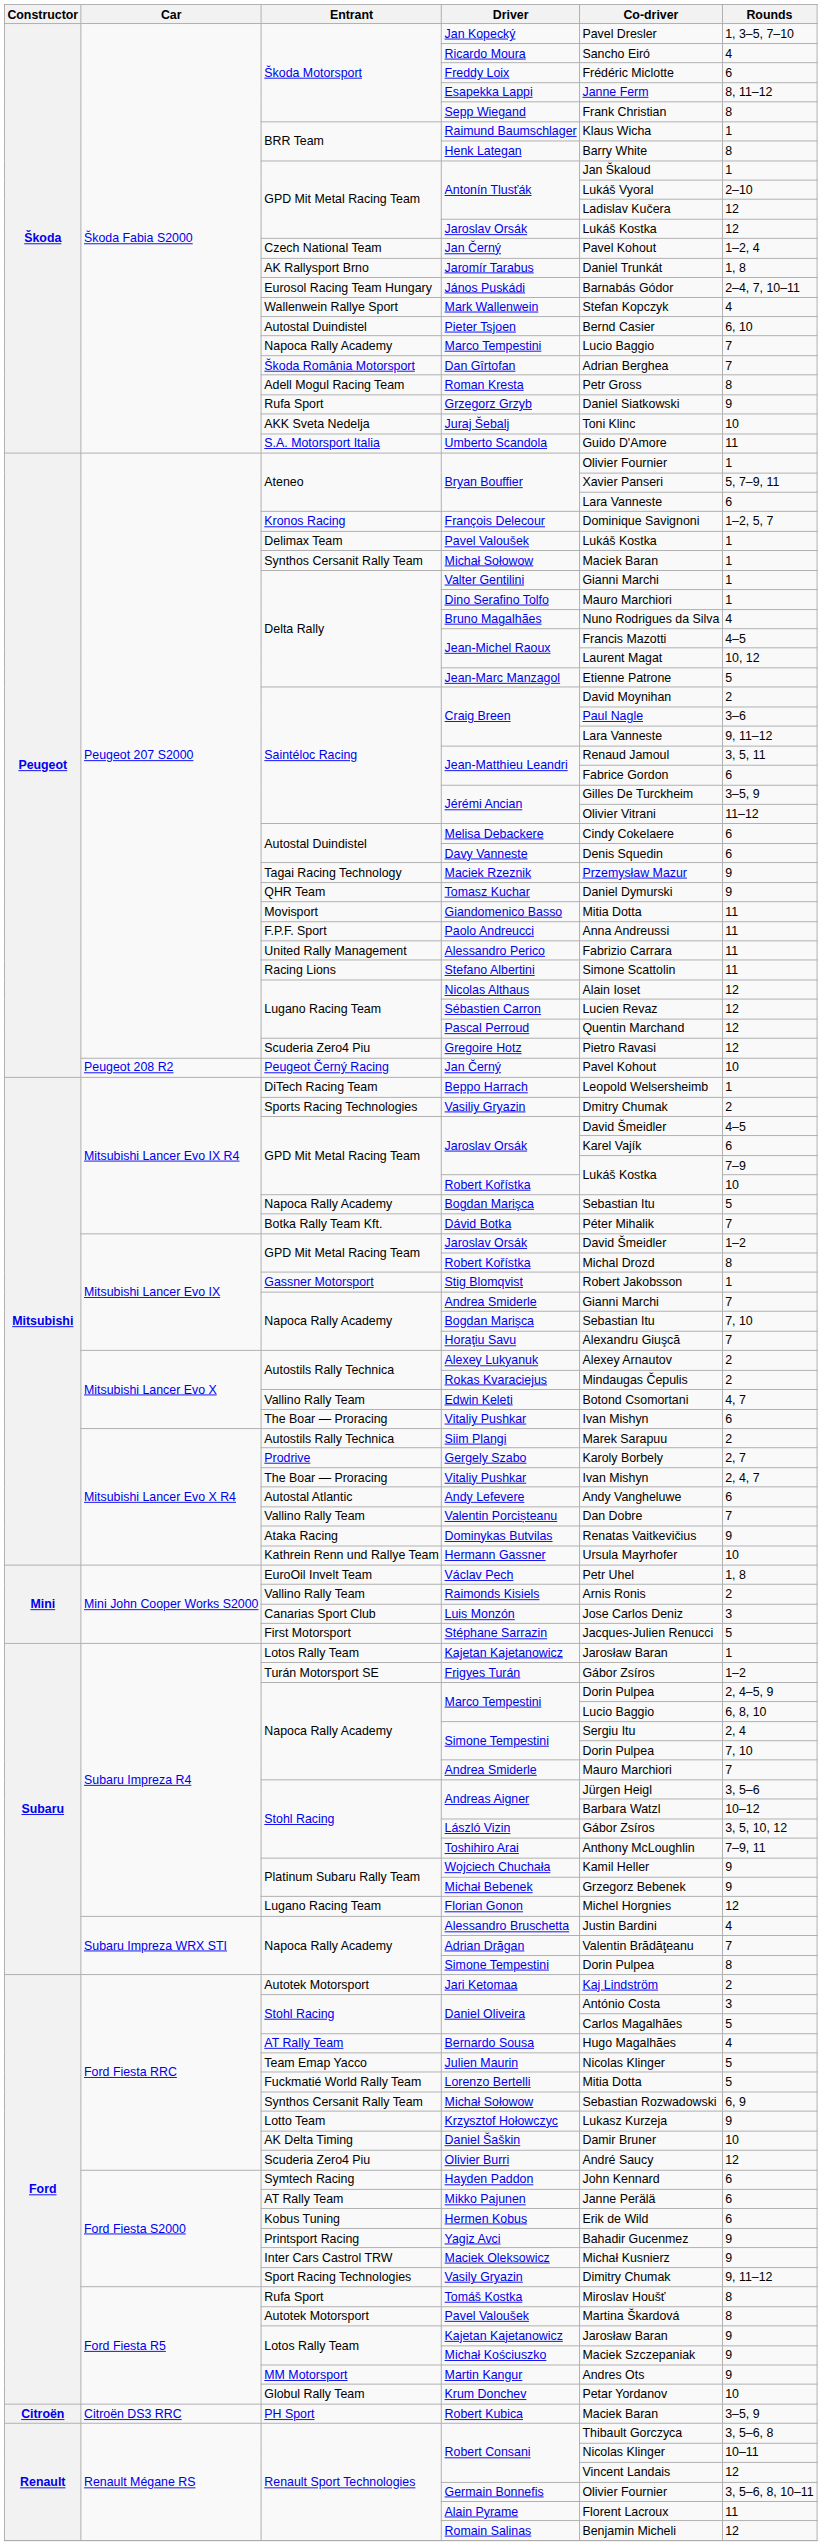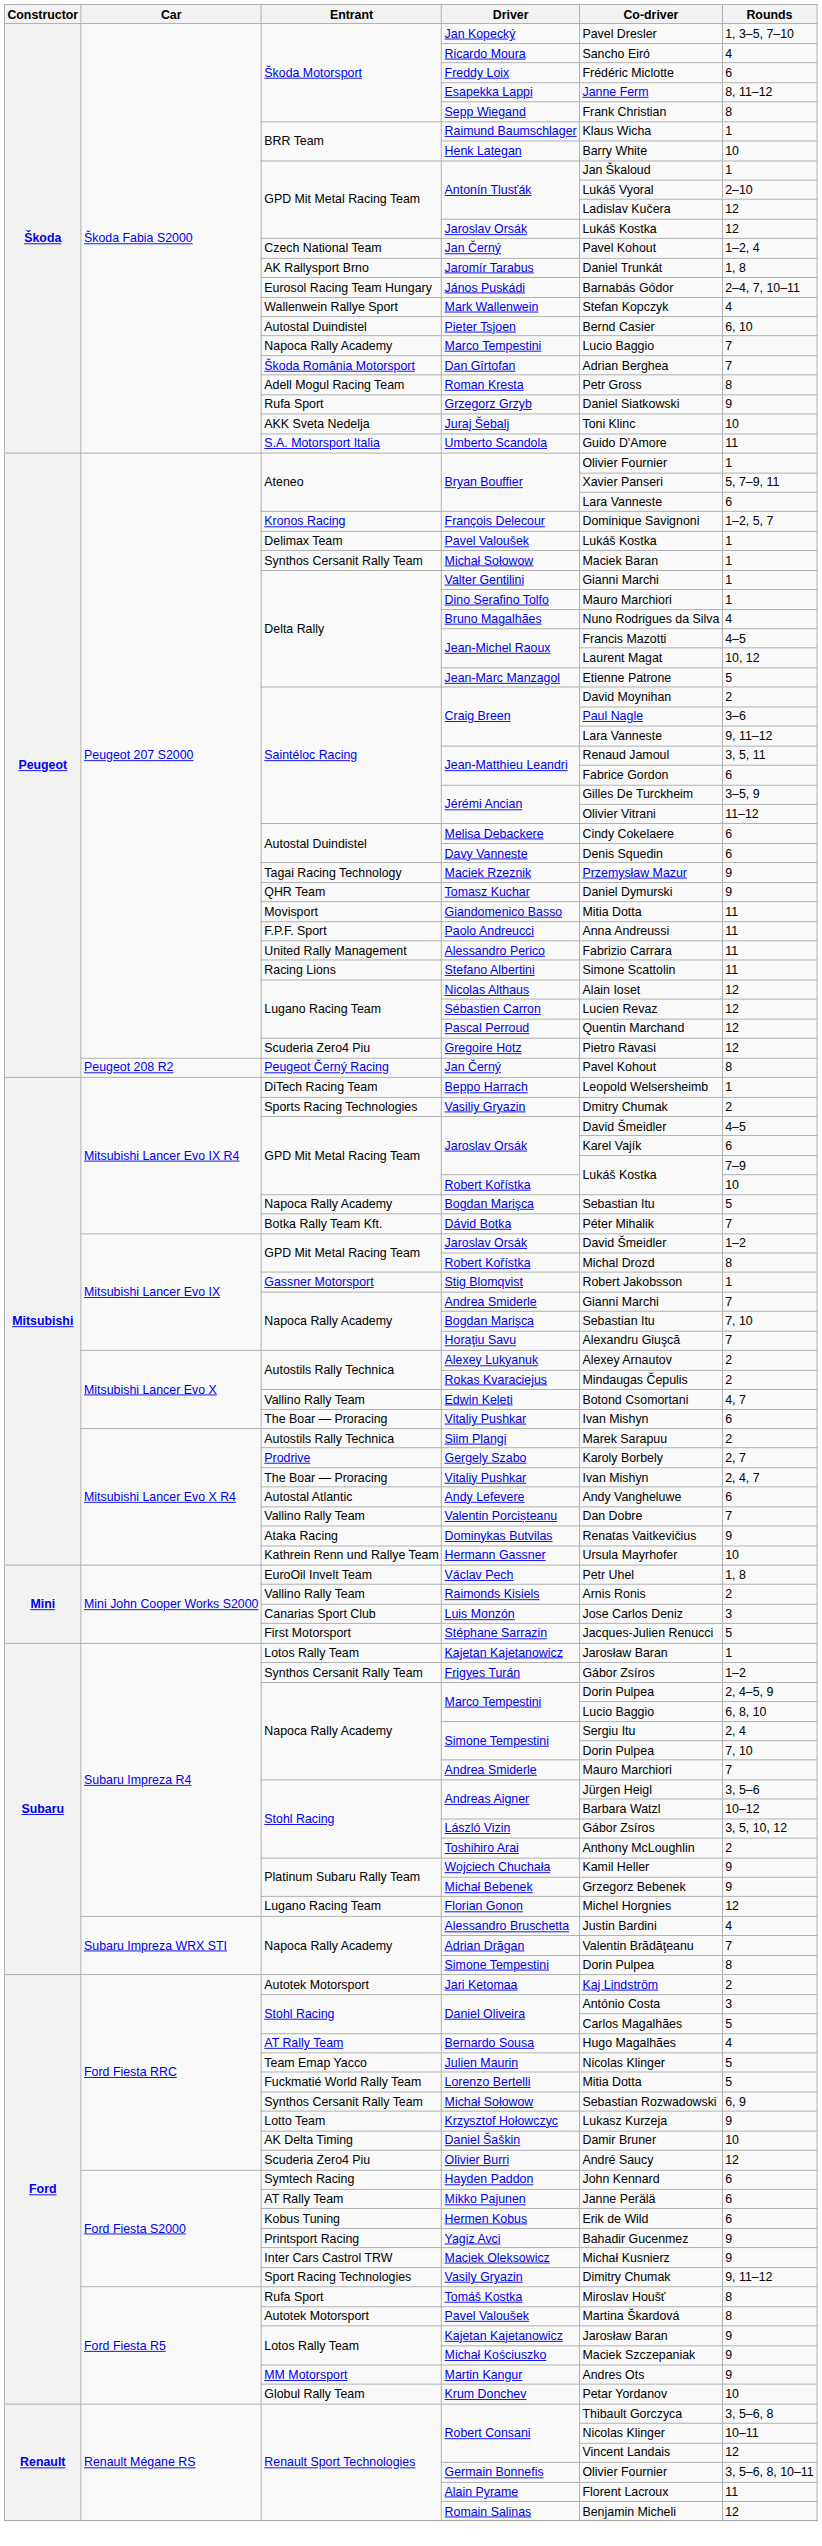(729, 150) 8 -> (732, 150) 10
(732, 1067) 10 -> (729, 1067) 8
(321, 1672) Turán Motorsport SE -> (344, 1672) Synthos Cersanit Rally Team
(745, 1848) 7–9, 11 -> (729, 1848) 2
- row: (133, 2413)
